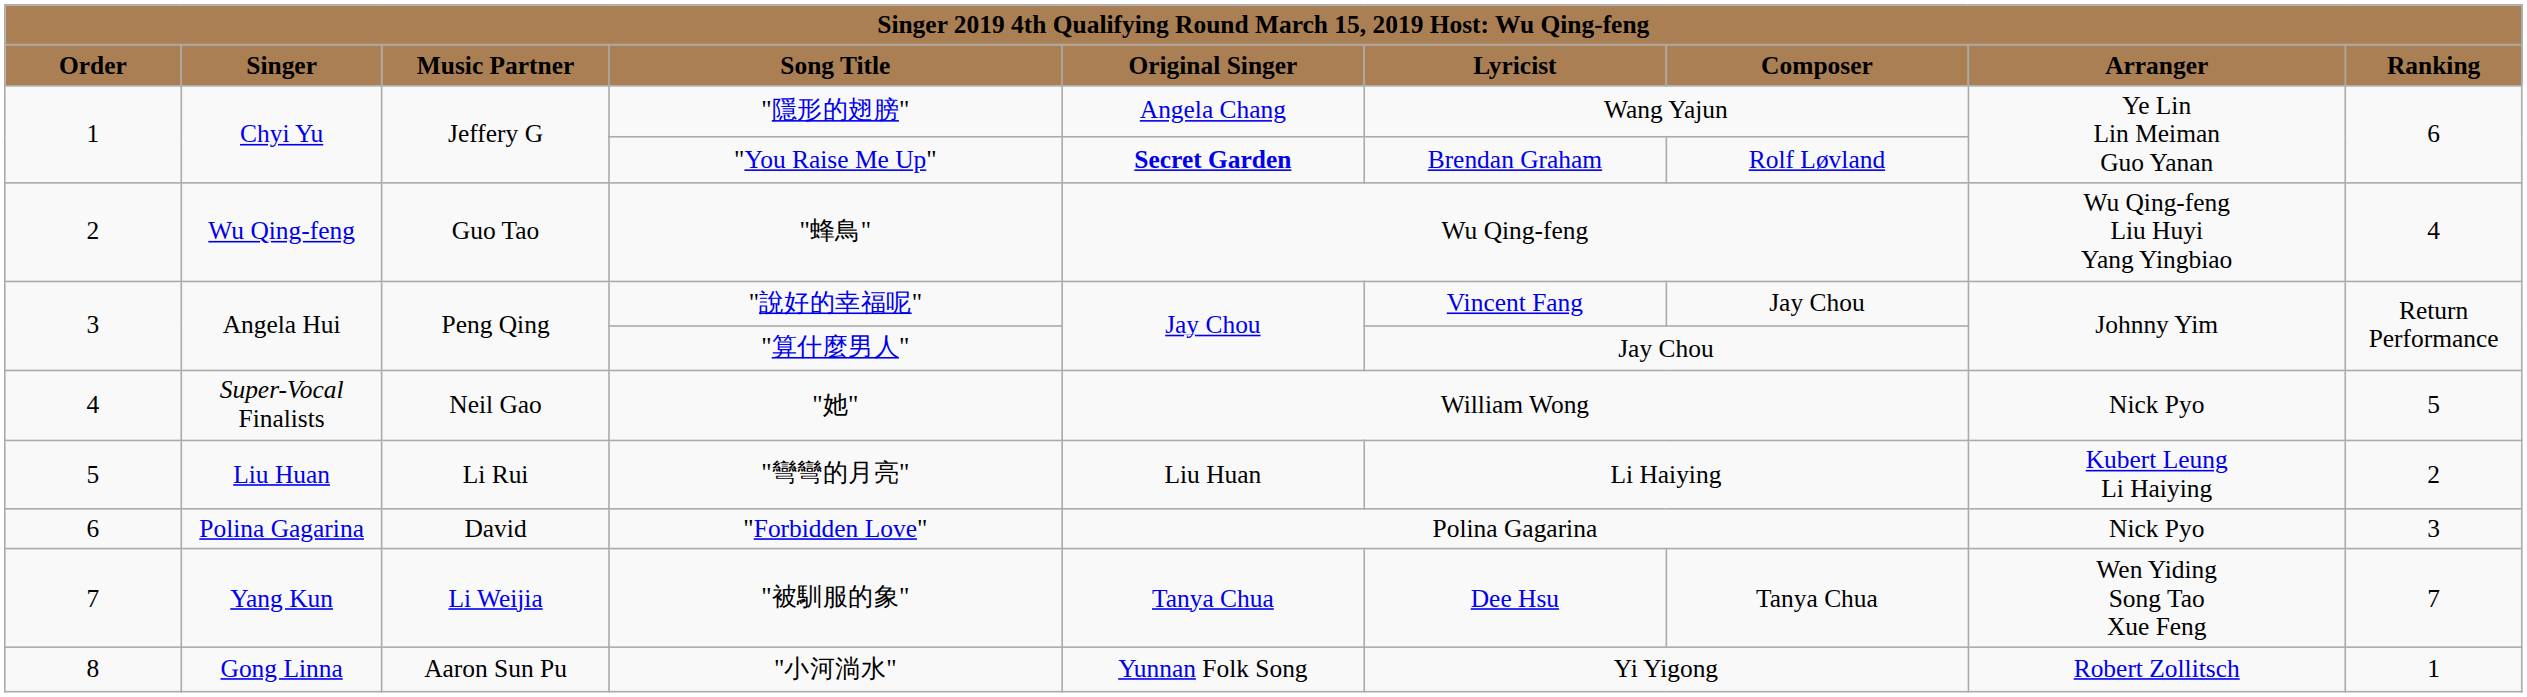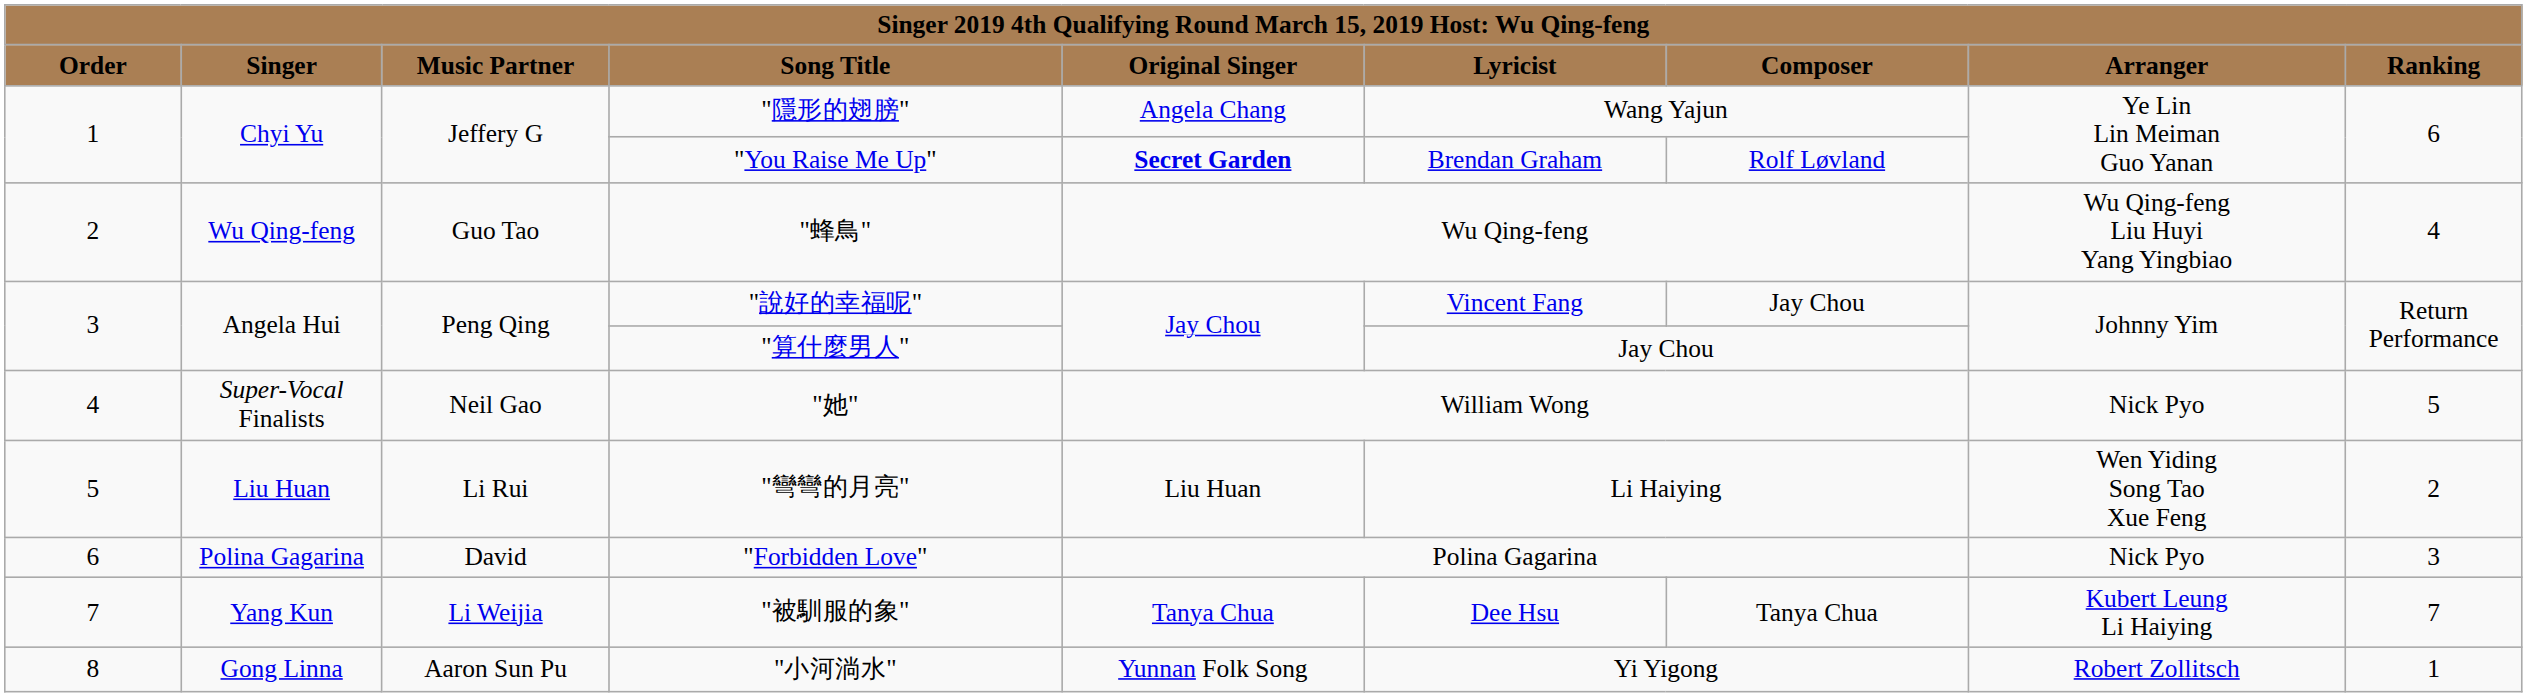(2157, 474) Kubert Leung Li Haiying -> (2157, 488) Wen Yiding Song Tao Xue Feng
(2157, 597) Wen Yiding Song Tao Xue Feng -> (2157, 611) Kubert Leung Li Haiying
